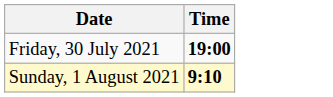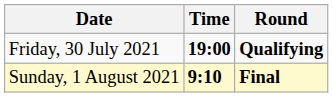+ column: (281, 19)
